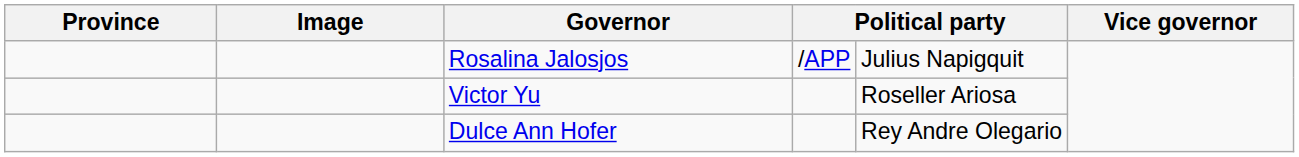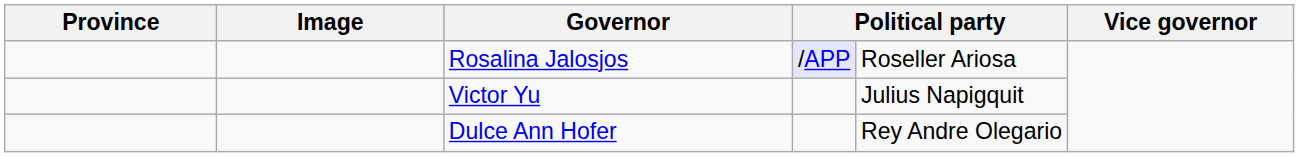(824, 59) no background -> (824, 59) lavender background
(942, 59) Julius Napigquit -> (939, 59) Roseller Ariosa
(939, 95) Roseller Ariosa -> (942, 95) Julius Napigquit
